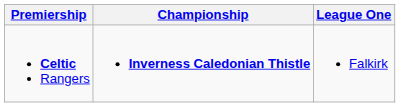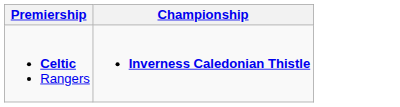- column: (354, 14)
